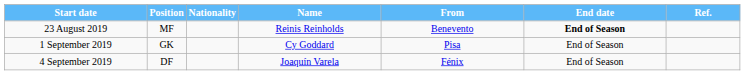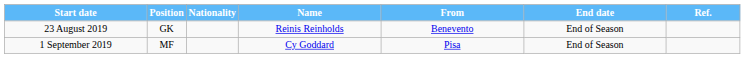(167, 29) MF -> (167, 29) GK
(595, 29) bold -> (595, 29) normal
(167, 45) GK -> (167, 45) MF
- row: (76, 62)
